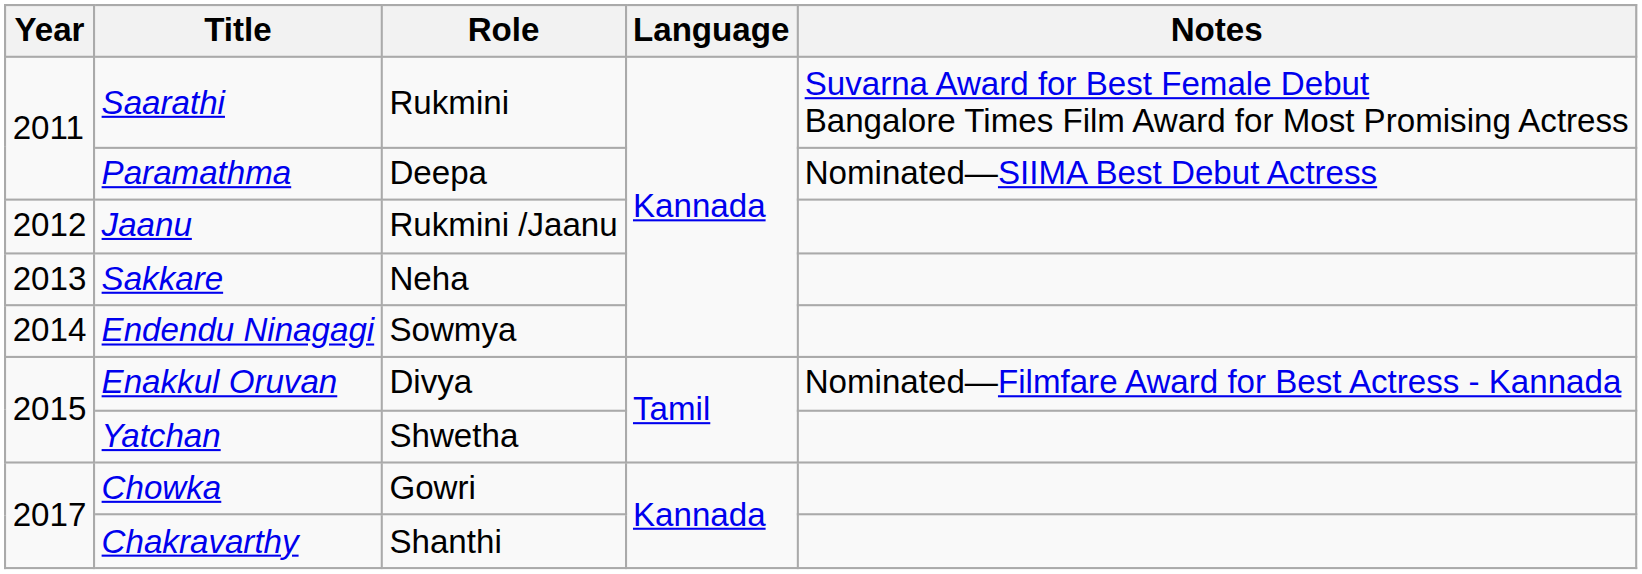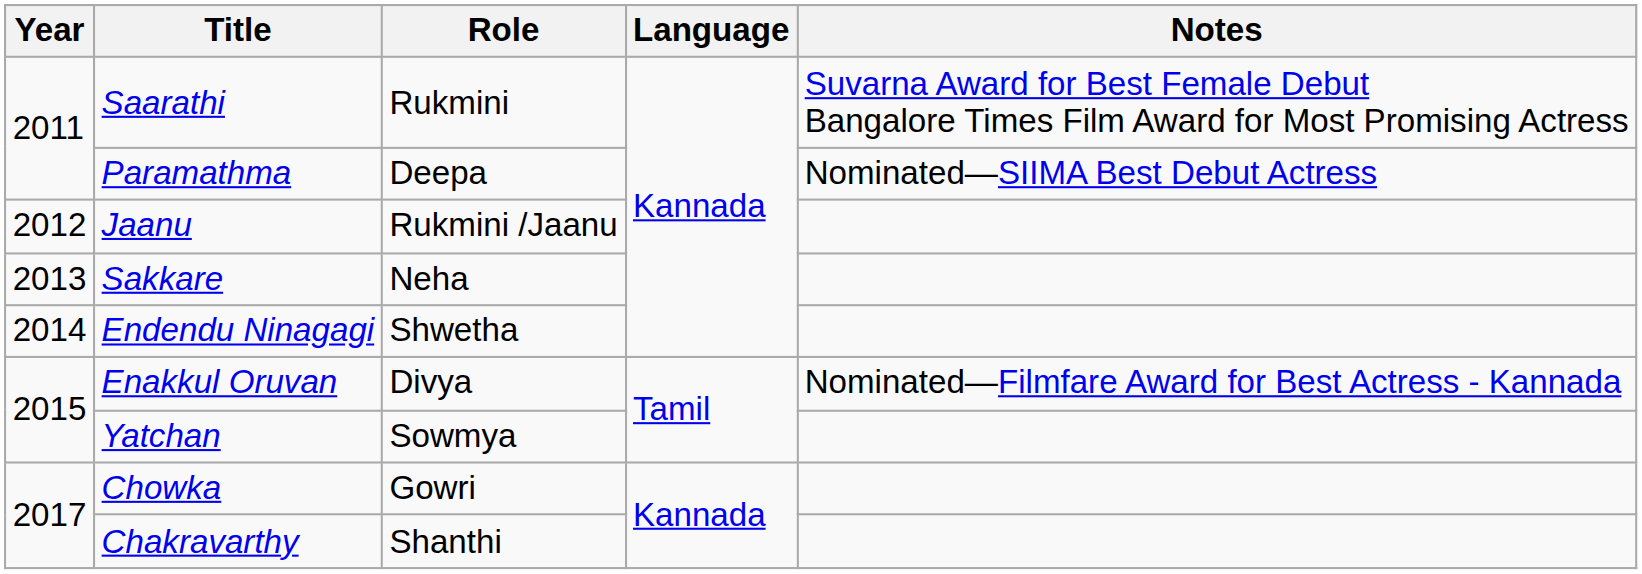(453, 330) Sowmya -> (454, 330) Shwetha
(454, 435) Shwetha -> (453, 435) Sowmya
